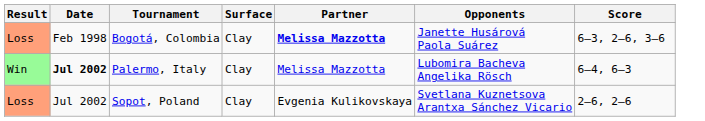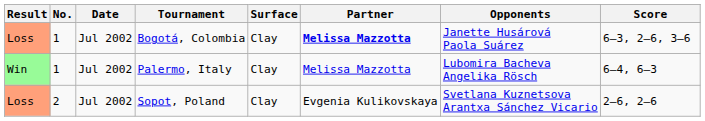+ column: (63, 14)
(80, 38) Feb 1998 -> (105, 38) Jul 2002
(80, 69) bold -> (105, 69) normal
